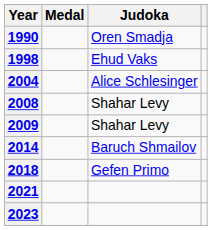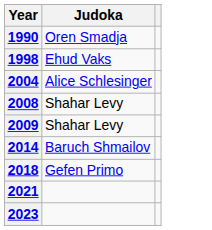- column: (65, 15)
